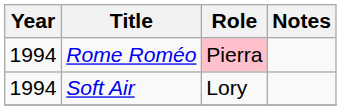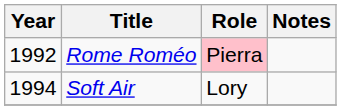(33, 54) 1994 -> (33, 54) 1992
